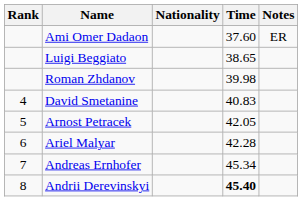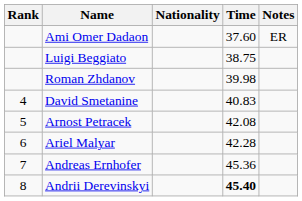(241, 57) 38.65 -> (241, 57) 38.75
(241, 121) 42.05 -> (241, 121) 42.08
(241, 164) 45.34 -> (241, 164) 45.36
